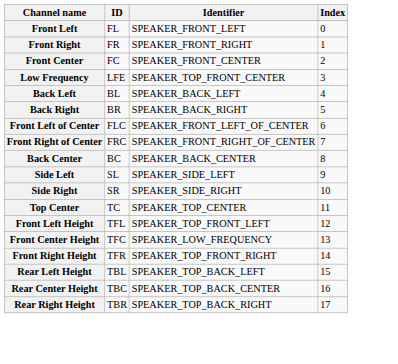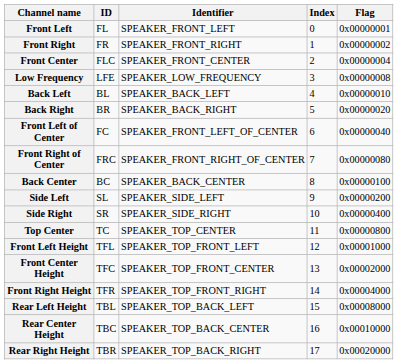+ column: (365, 12)
(113, 61) FC -> (106, 61) FLC
(208, 77) SPEAKER_TOP_FRONT_CENTER -> (191, 77) SPEAKER_LOW_FREQUENCY
(116, 126) FLC -> (103, 132) FC
(202, 239) SPEAKER_LOW_FREQUENCY -> (198, 268) SPEAKER_TOP_FRONT_CENTER
